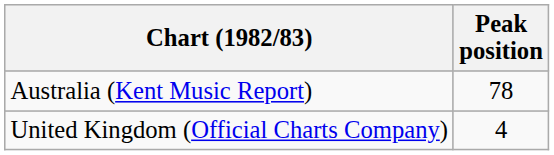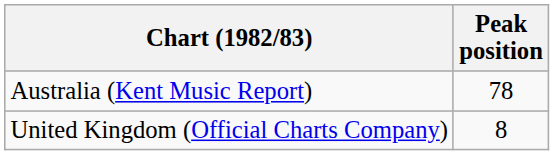(501, 129) 4 -> (501, 129) 8
